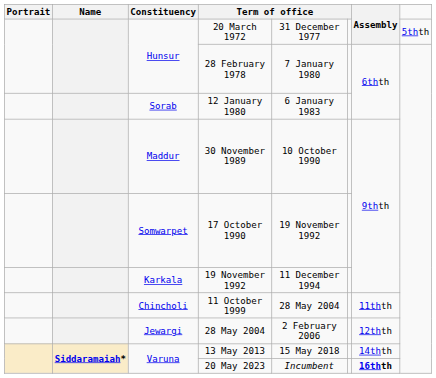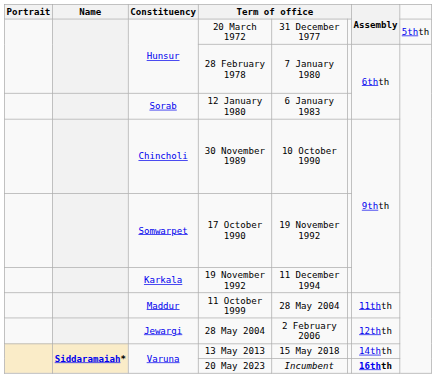(163, 156) Maddur -> (163, 156) Chincholi
(163, 306) Chincholi -> (163, 306) Maddur
